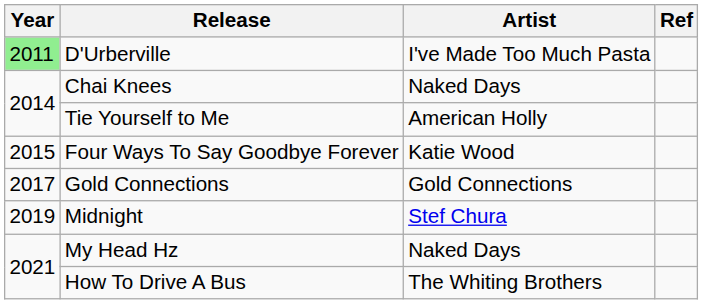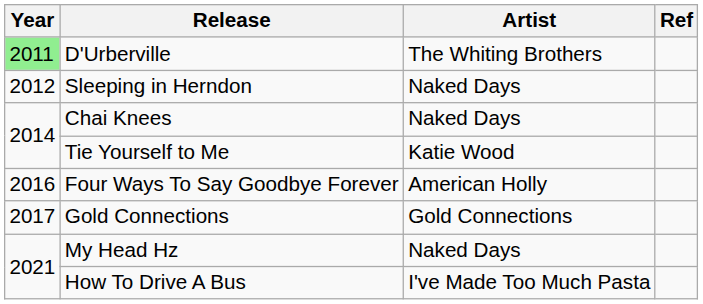(529, 53) I've Made Too Much Pasta -> (505, 53) The Whiting Brothers
+ row: (158, 86)
(478, 119) American Holly -> (461, 151) Katie Wood
(32, 151) 2015 -> (32, 184) 2016
(461, 151) Katie Wood -> (478, 184) American Holly
- row: (104, 217)
(505, 282) The Whiting Brothers -> (529, 282) I've Made Too Much Pasta
